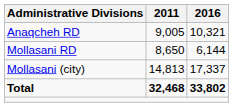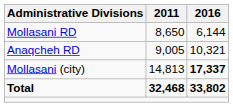rows swapped: (43, 32) <-> (42, 50)
(208, 69) normal -> (208, 69) bold
